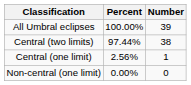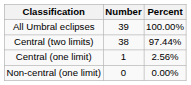columns swapped: (166, 12) <-> (124, 12)
